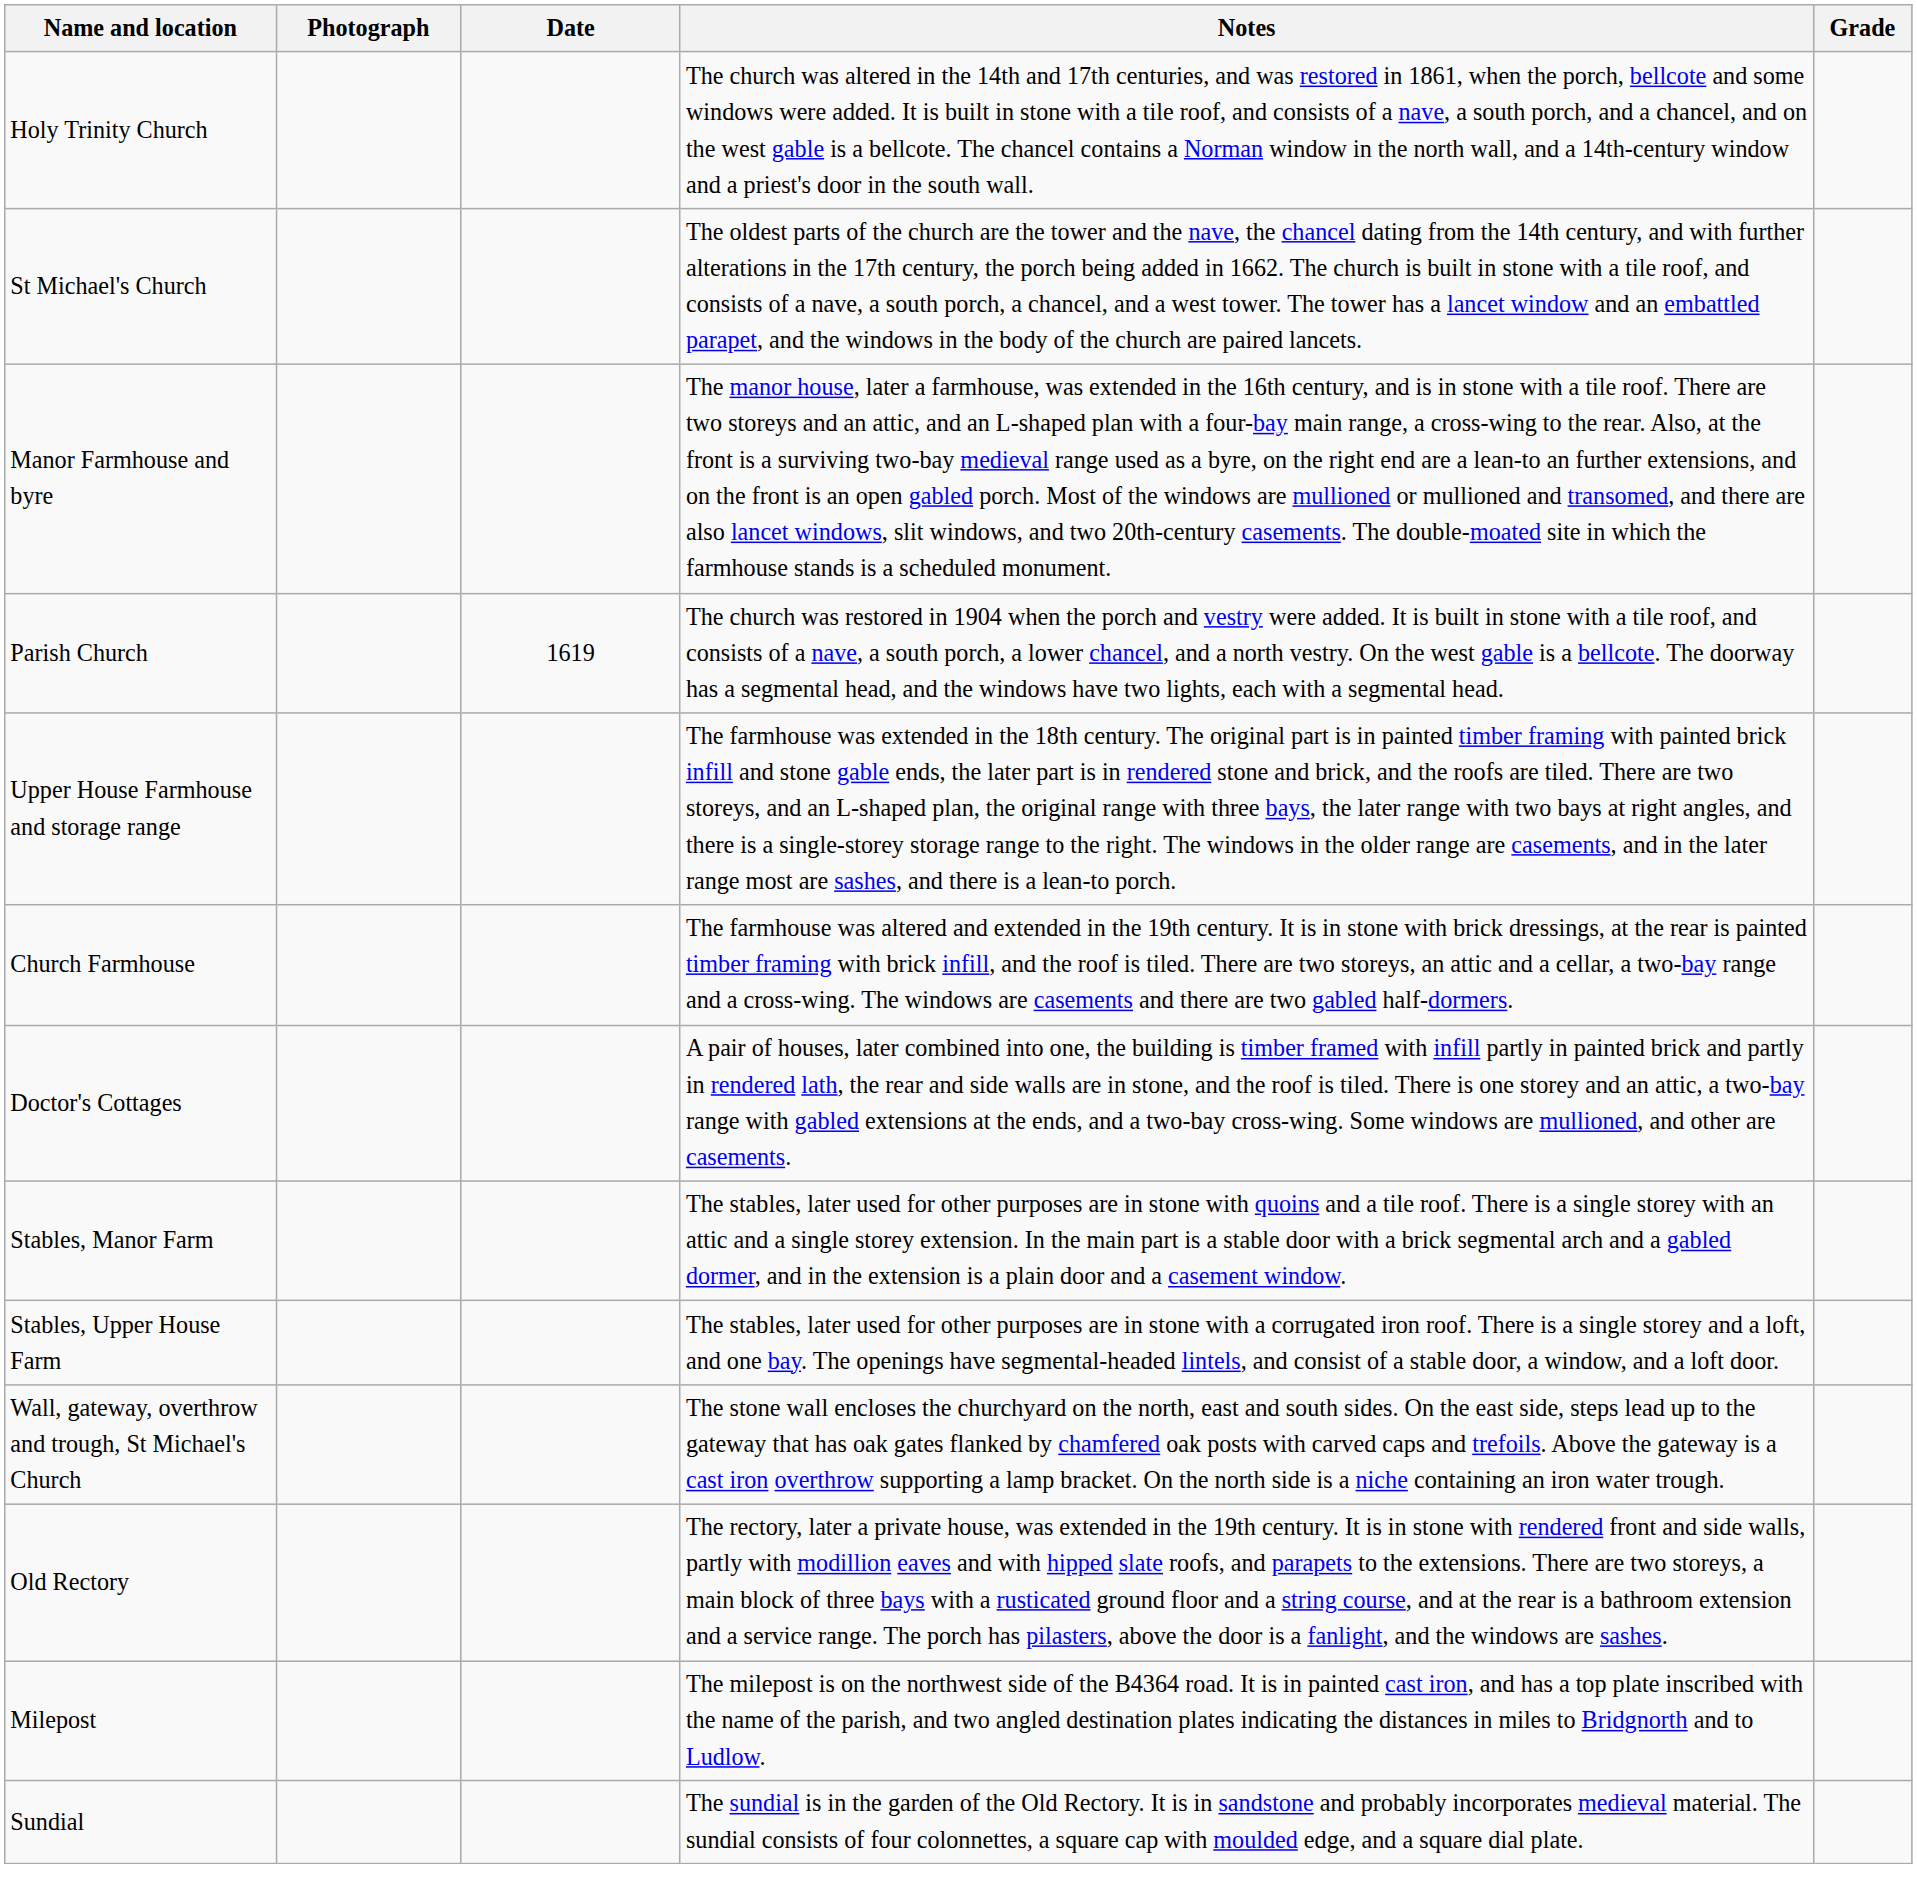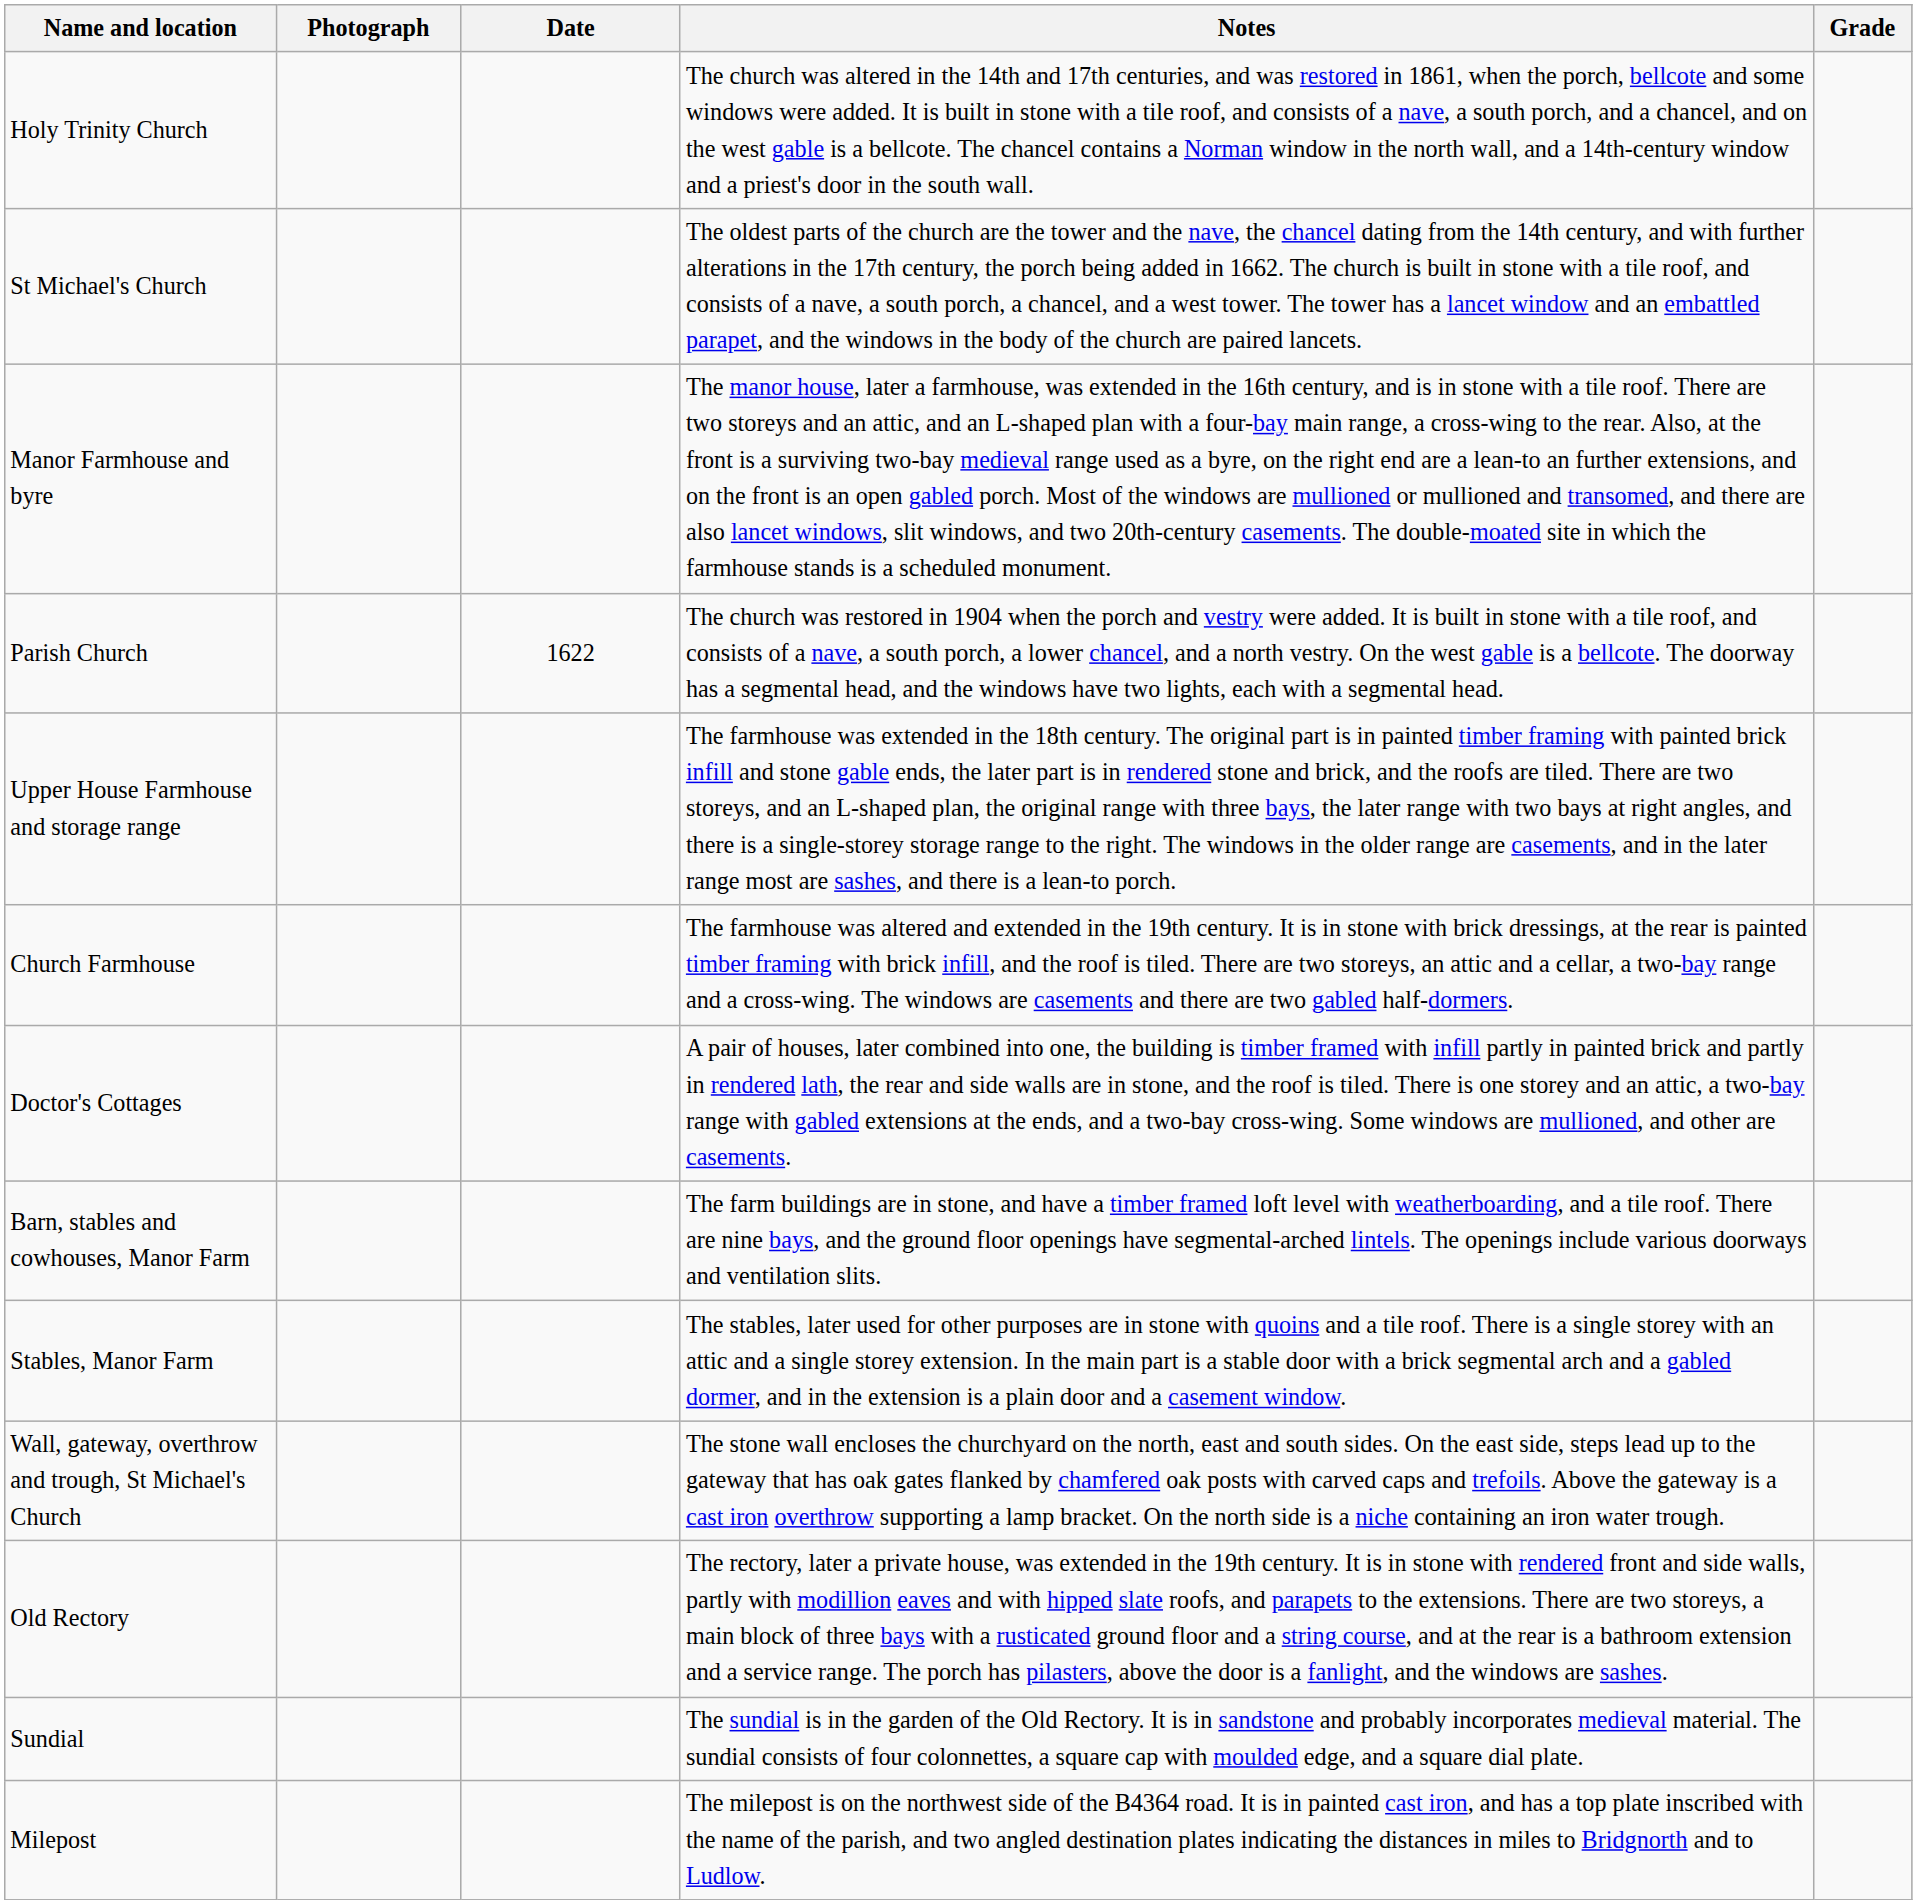(571, 652) 1619 -> (571, 652) 1622
+ row: (130, 1240)
- row: (115, 1342)
rows swapped: (53, 1720) <-> (47, 1821)
